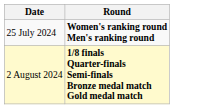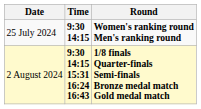+ column: (78, 12)
